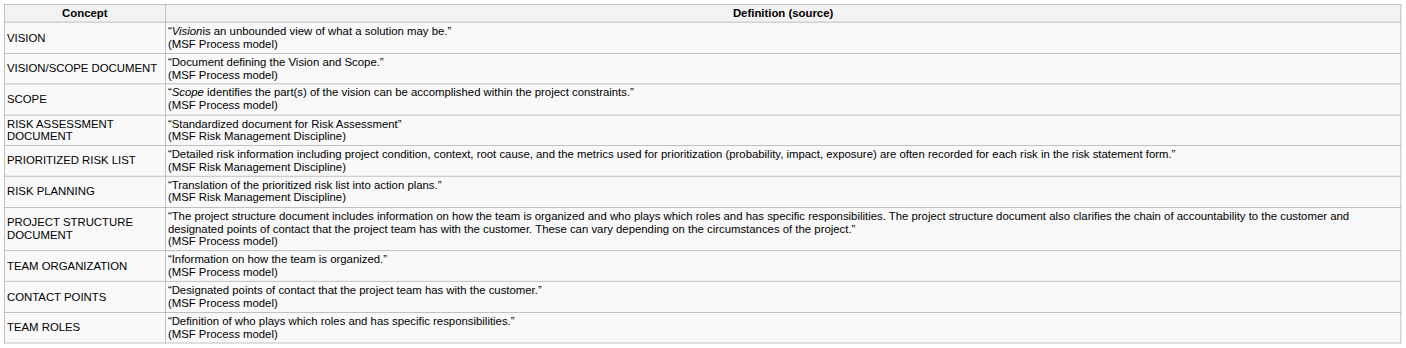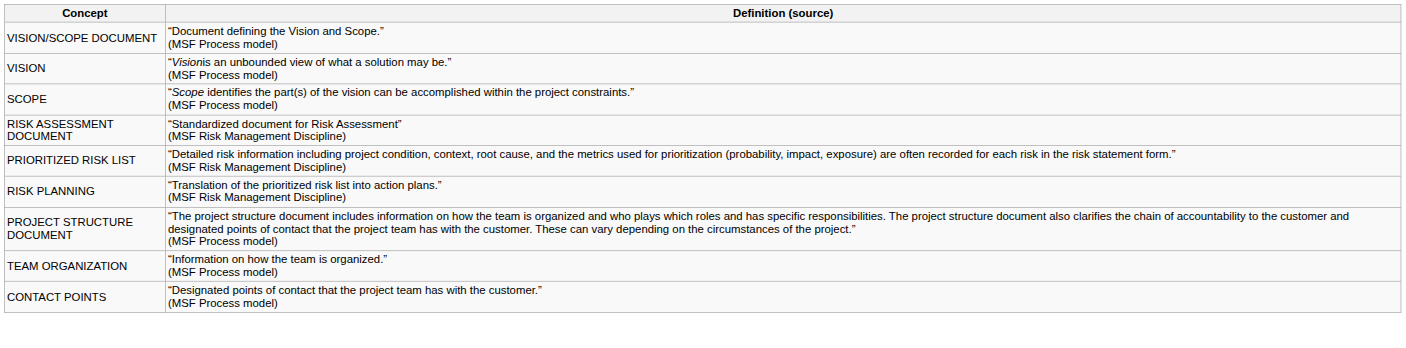rows swapped: (82, 68) <-> (26, 37)
- row: (44, 327)
